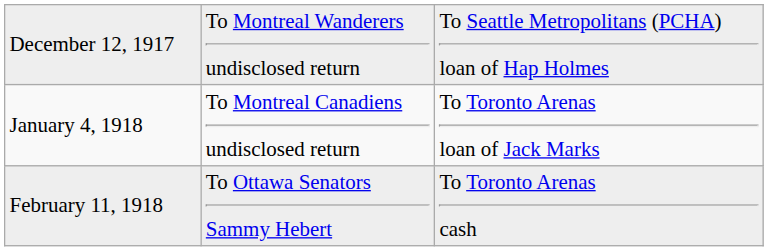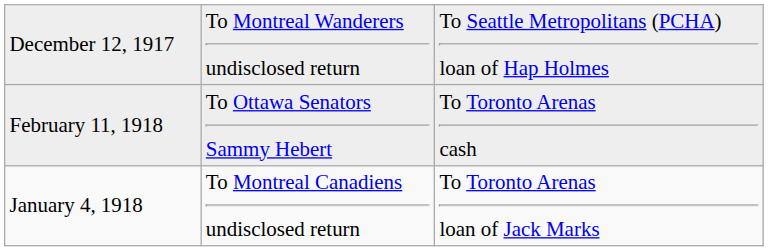rows swapped: (76, 125) <-> (86, 205)
